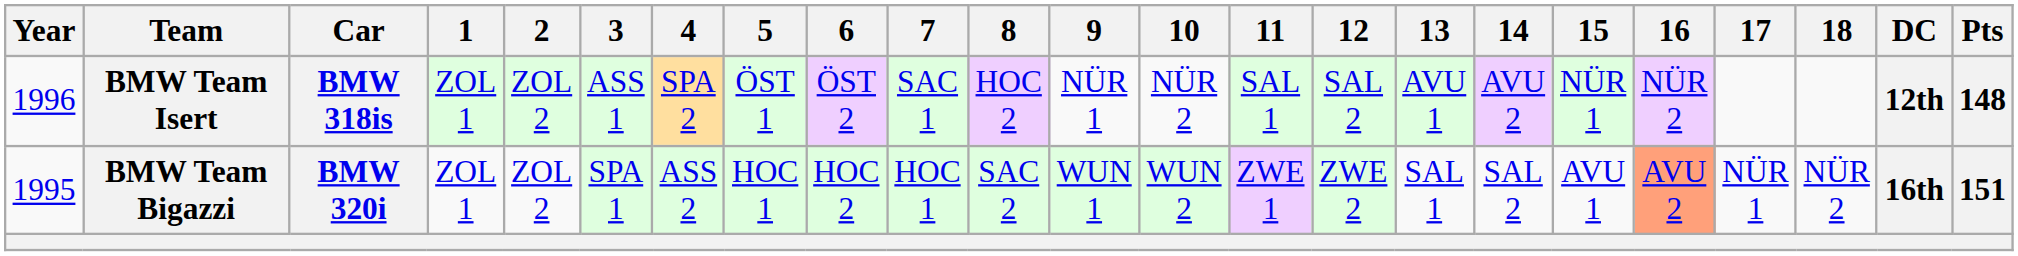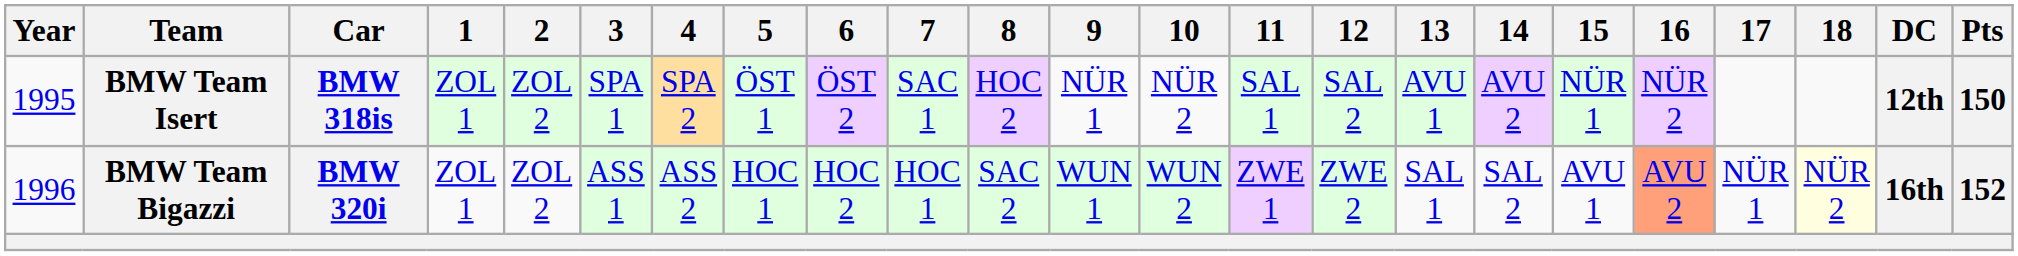(44, 100) 1996 -> (44, 100) 1995
(616, 100) ASS 1 -> (616, 100) SPA 1
(1982, 100) 148 -> (1982, 100) 150
(44, 189) 1995 -> (44, 189) 1996
(616, 189) SPA 1 -> (616, 189) ASS 1
(1837, 189) no background -> (1837, 189) lightyellow background
(1982, 189) 151 -> (1982, 189) 152
